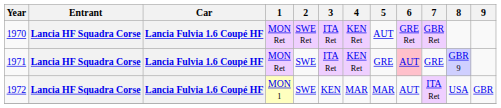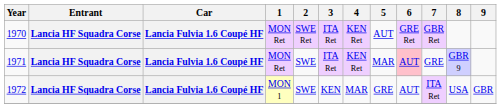(383, 62) GRE -> (383, 62) MAR
(383, 90) MAR -> (383, 90) GRE
